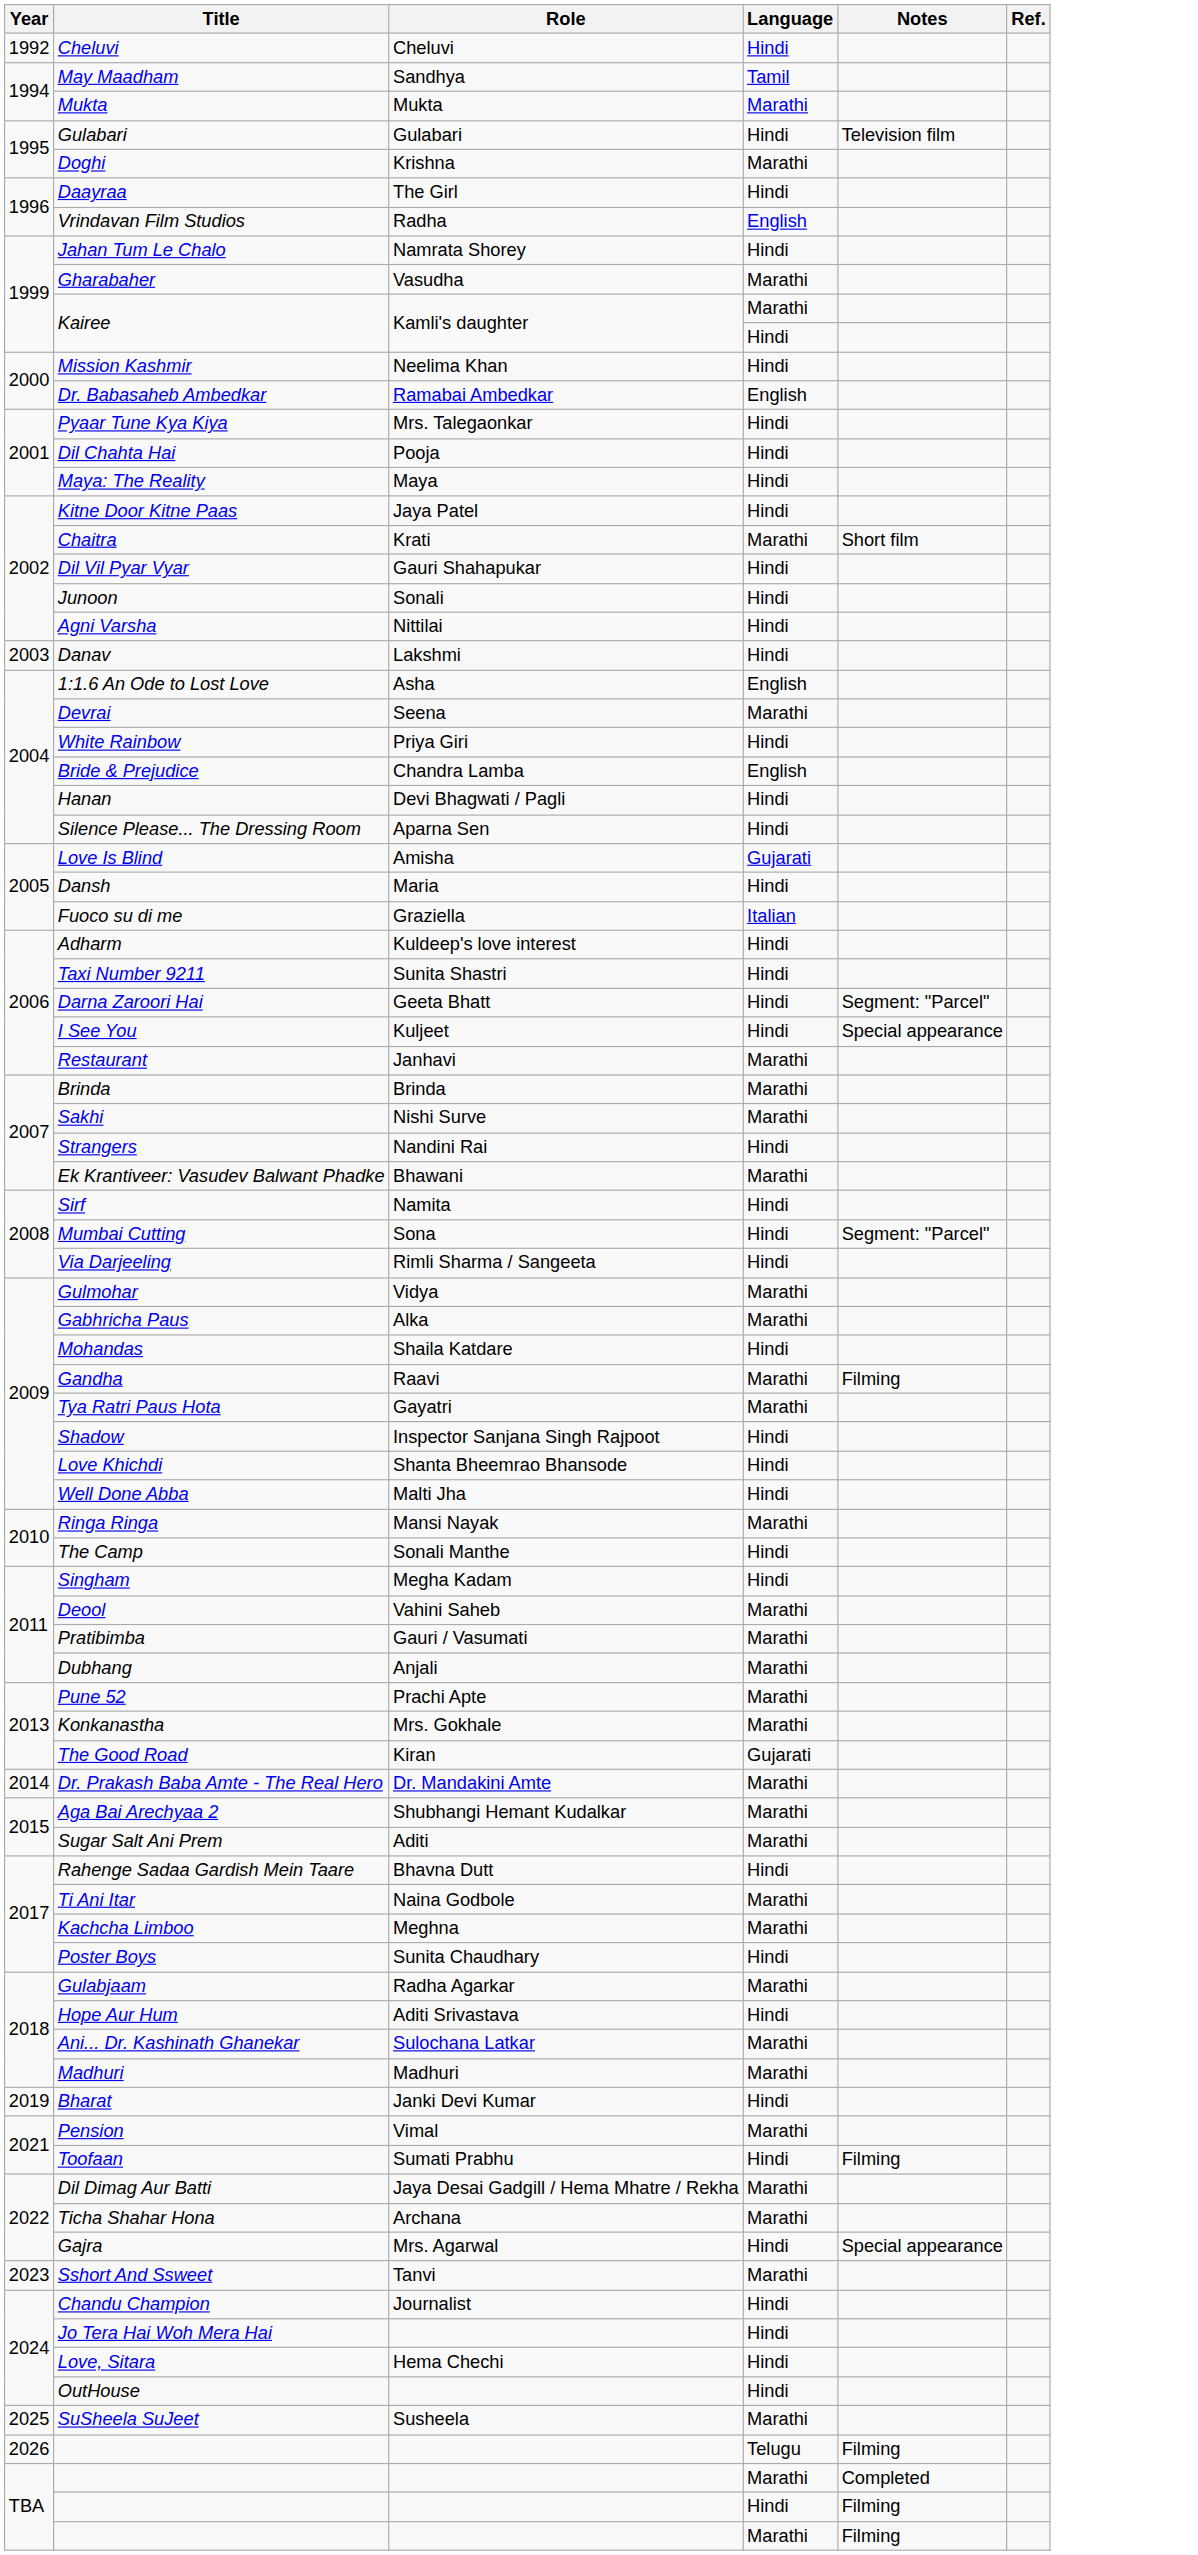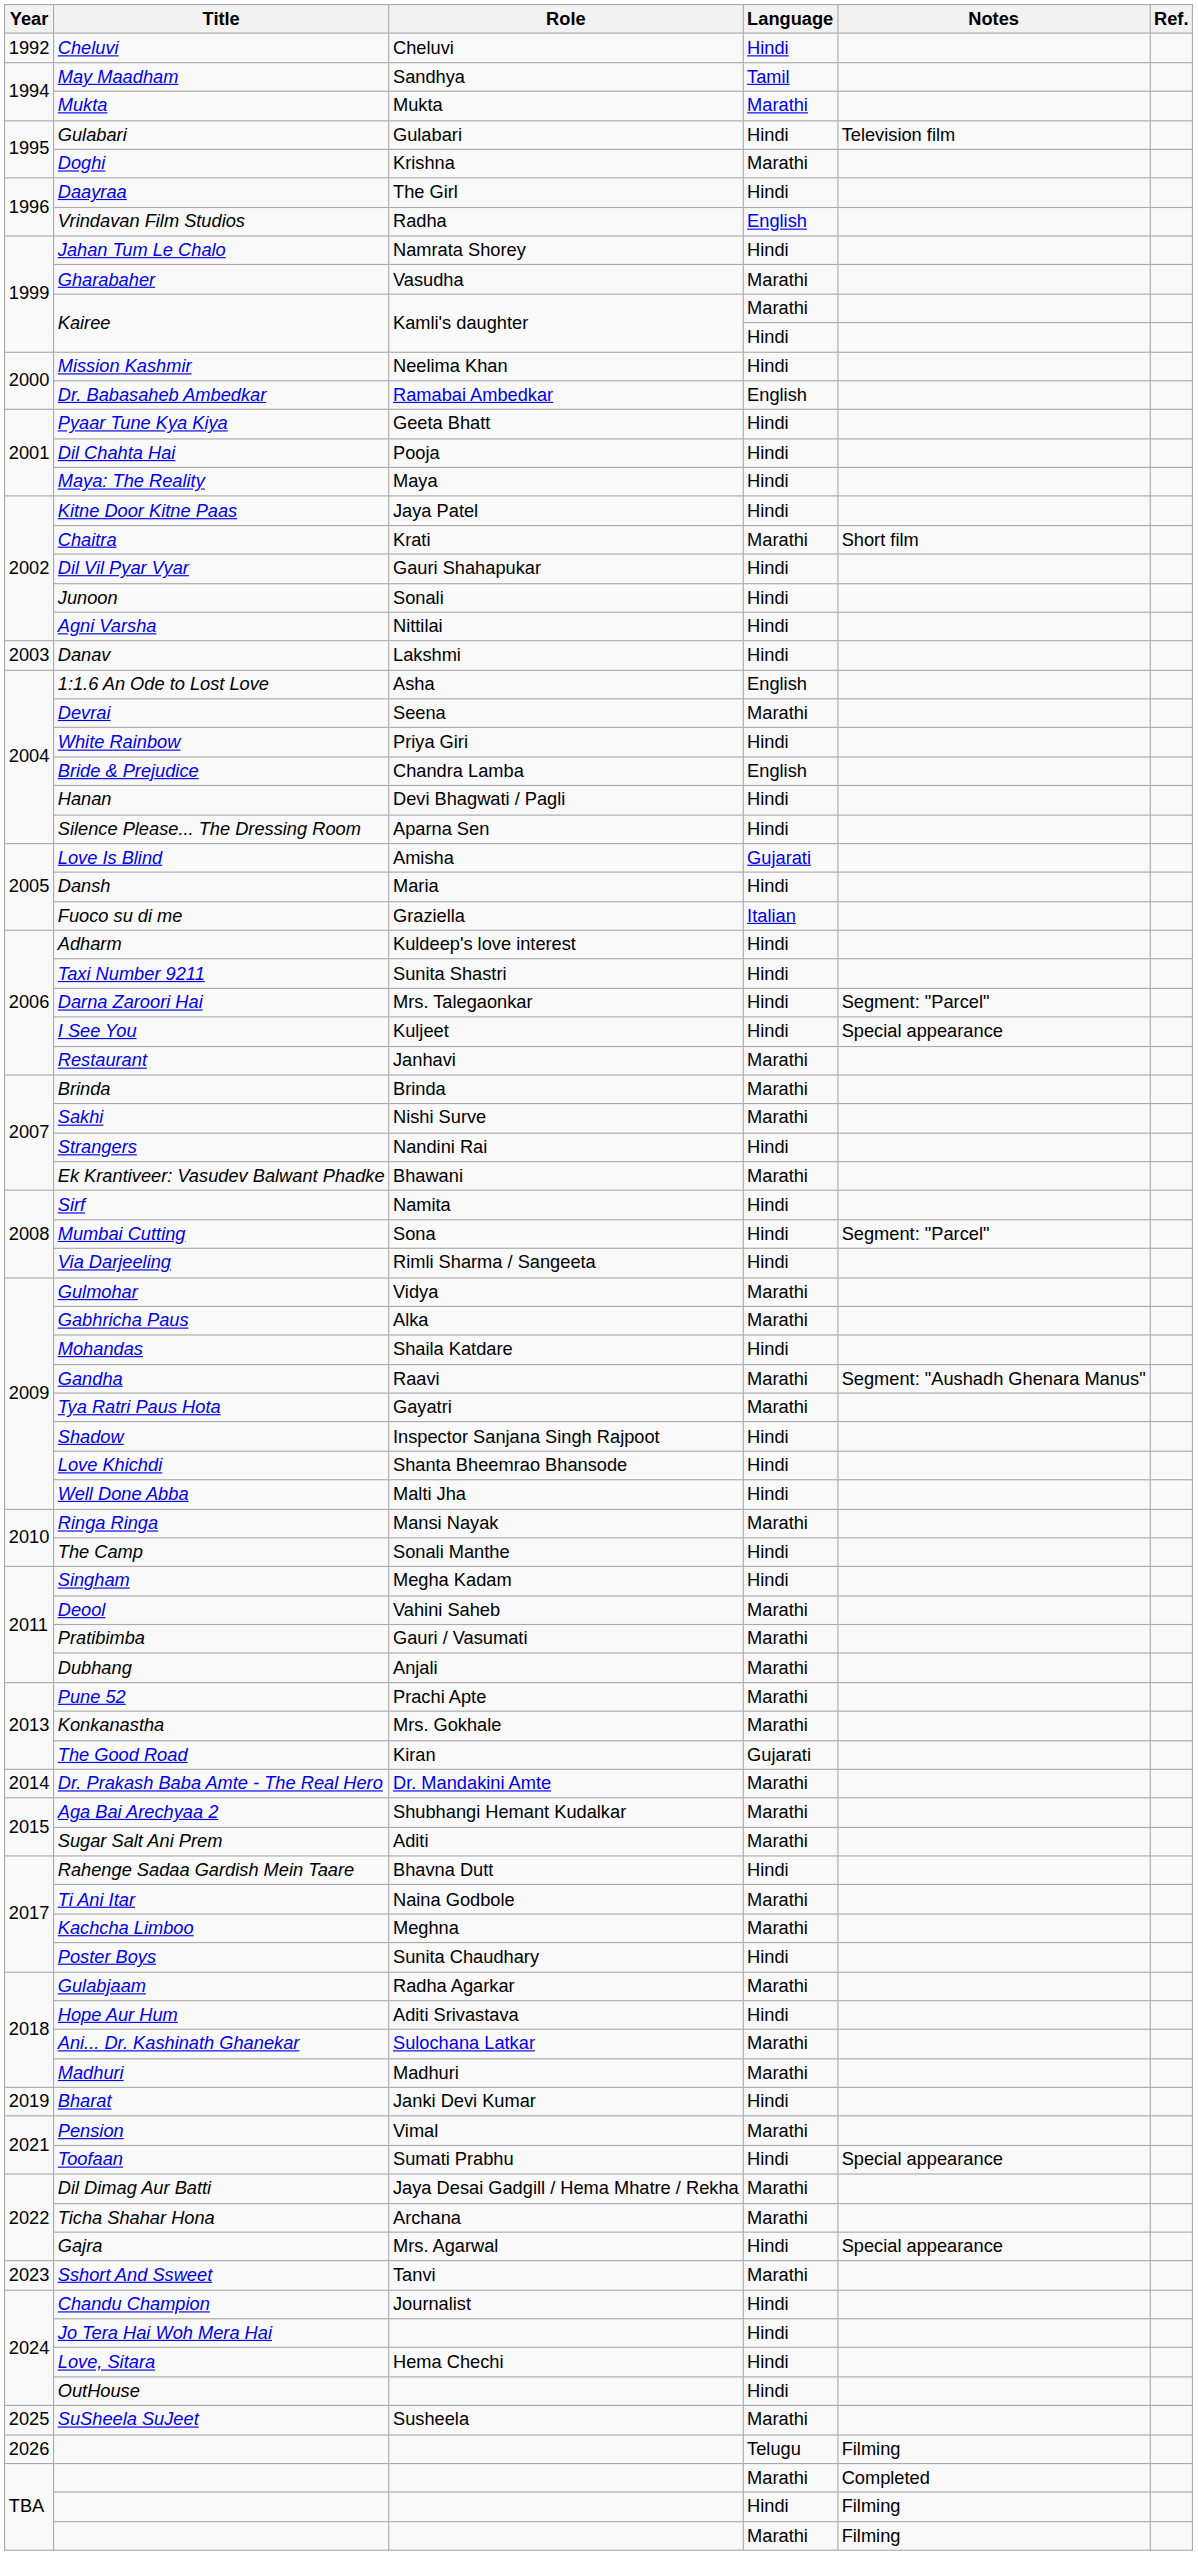(463, 423) Mrs. Talegaonkar -> (442, 423) Geeta Bhatt
(442, 1002) Geeta Bhatt -> (463, 1002) Mrs. Talegaonkar
(871, 1378) Filming -> (994, 1378) Segment: "Aushadh Ghenara Manus"
(871, 2159) Filming -> (922, 2159) Special appearance
